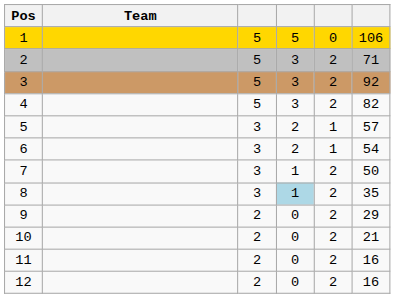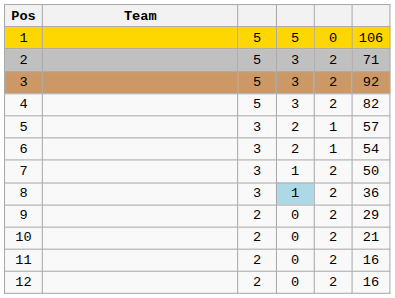(371, 194) 35 -> (371, 194) 36
